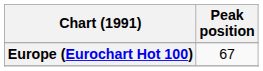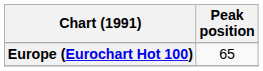(227, 54) 67 -> (227, 54) 65
